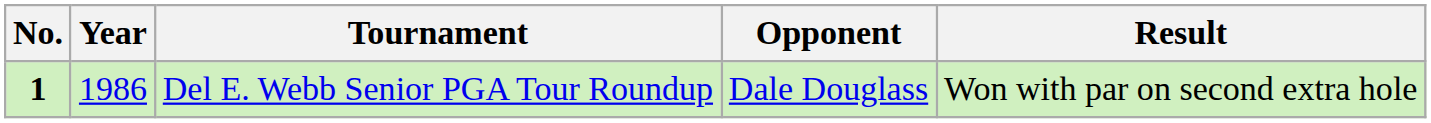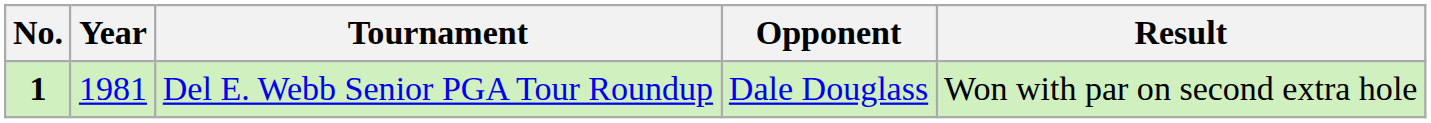(113, 88) 1986 -> (113, 88) 1981
